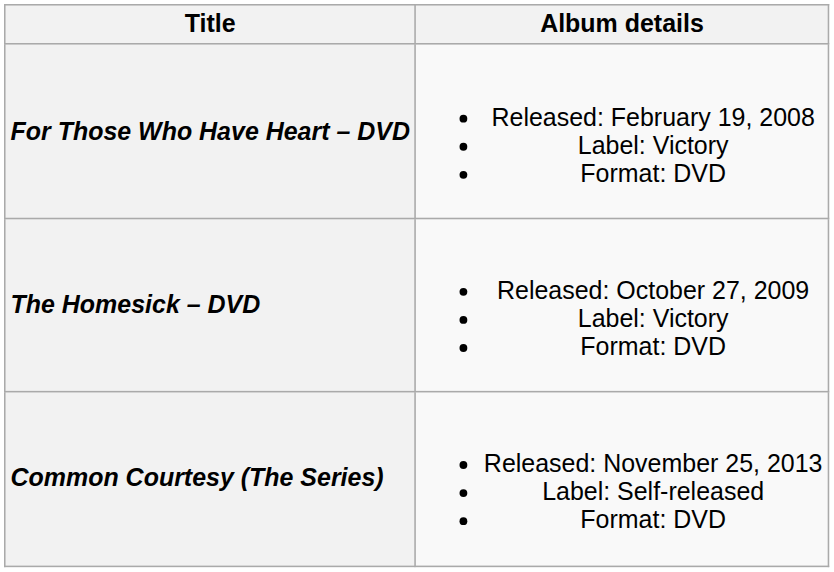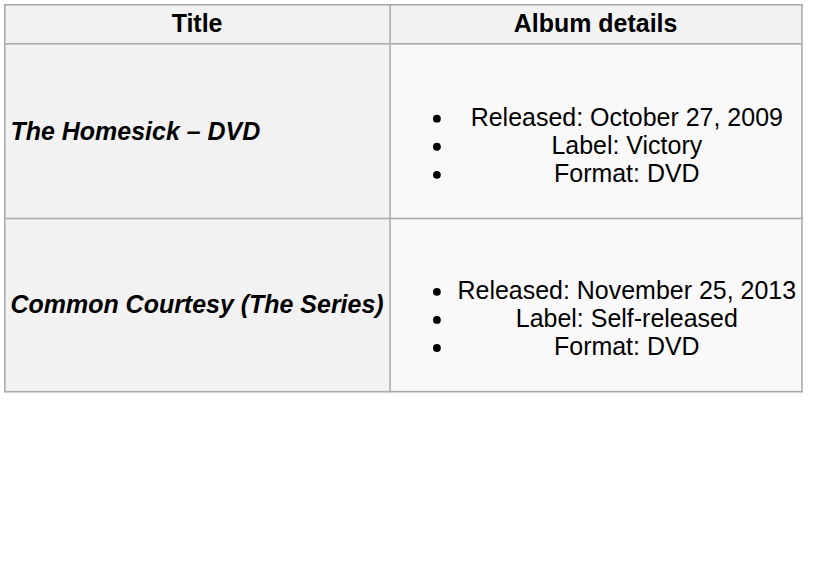- row: (210, 130)
